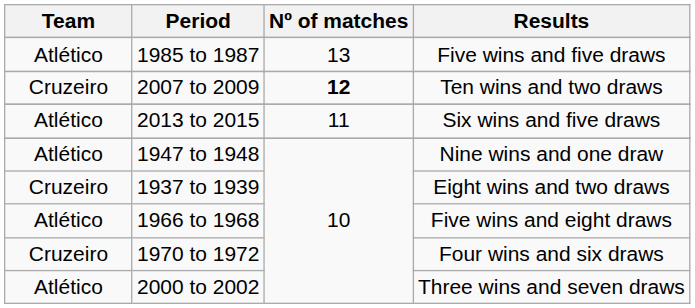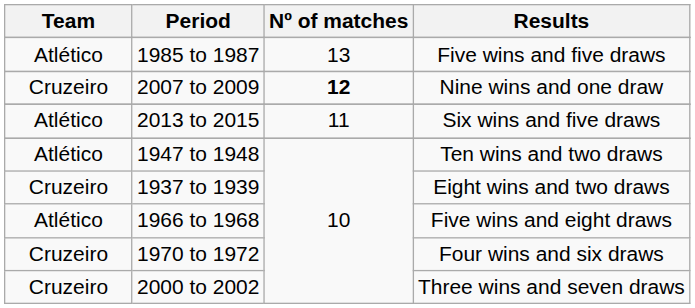(551, 87) Ten wins and two draws -> (551, 87) Nine wins and one draw
(551, 154) Nine wins and one draw -> (551, 154) Ten wins and two draws
(68, 287) Atlético -> (68, 287) Cruzeiro
